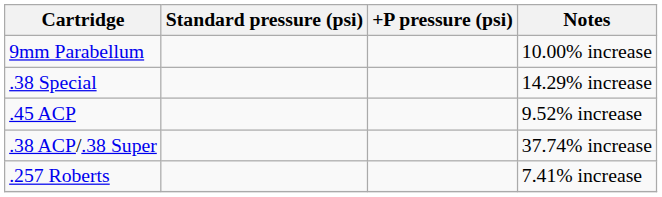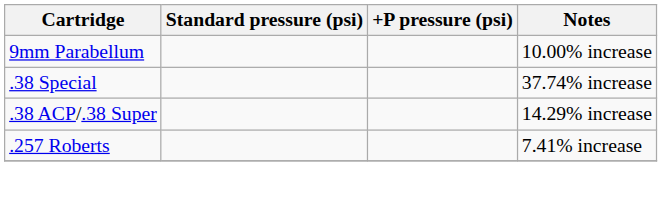(587, 82) 14.29% increase -> (587, 82) 37.74% increase
- row: (43, 113)
(587, 144) 37.74% increase -> (587, 113) 14.29% increase
